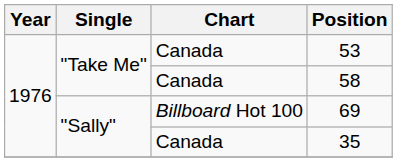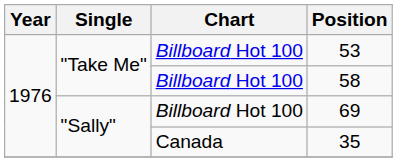(189, 50) Canada -> (229, 50) Billboard Hot 100
(189, 80) Canada -> (229, 80) Billboard Hot 100
